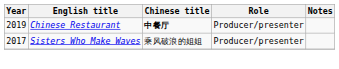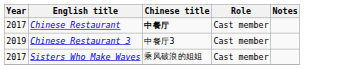(16, 26) 2019 -> (16, 26) 2017
(259, 26) Producer/presenter -> (241, 26) Cast member
+ row: (80, 41)
(259, 41) Producer/presenter -> (241, 57) Cast member
